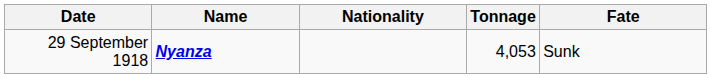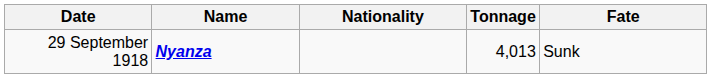(516, 51) 4,053 -> (516, 51) 4,013
